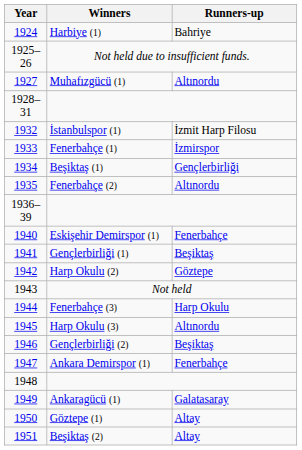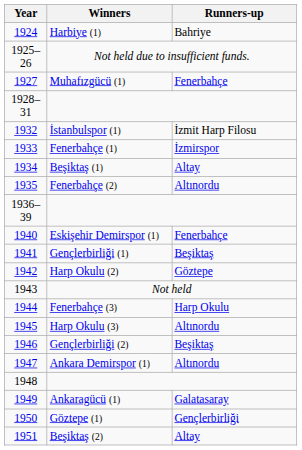(197, 81) Altınordu -> (201, 81) Fenerbahçe
(207, 167) Gençlerbirliği -> (187, 167) Altay
(201, 363) Fenerbahçe -> (197, 363) Altınordu
(187, 417) Altay -> (207, 417) Gençlerbirliği
